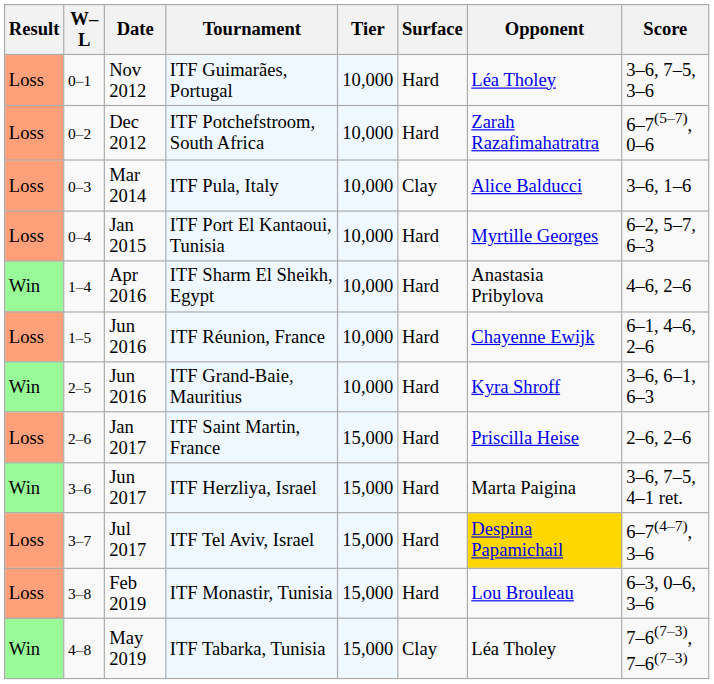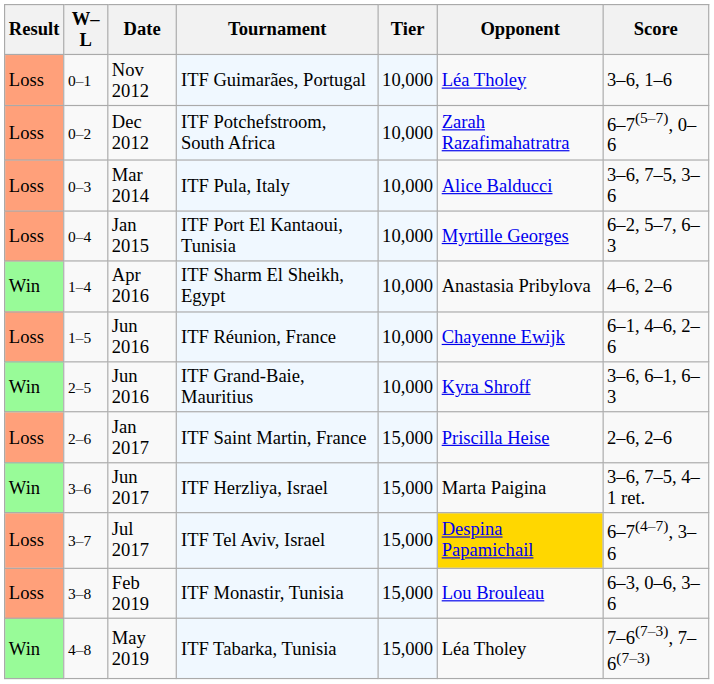- column: (432, 29)
(661, 79) 3–6, 7–5, 3–6 -> (640, 79) 3–6, 1–6
(659, 185) 3–6, 1–6 -> (653, 185) 3–6, 7–5, 3–6
